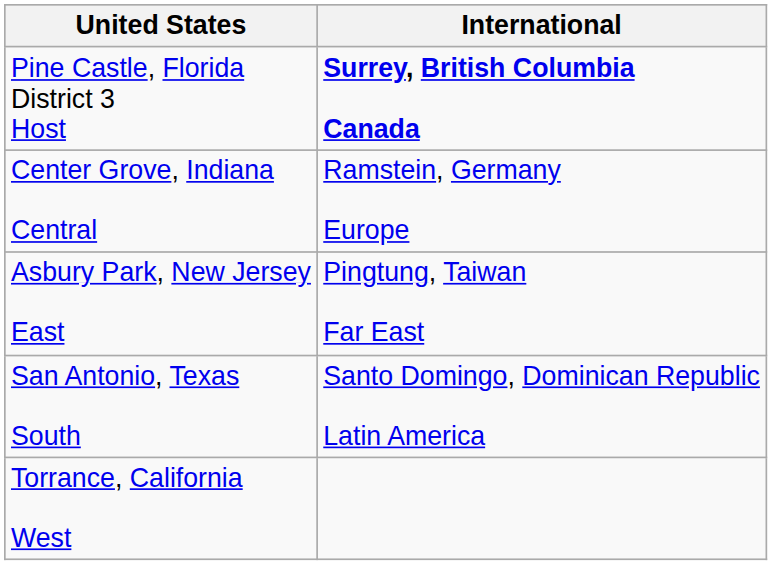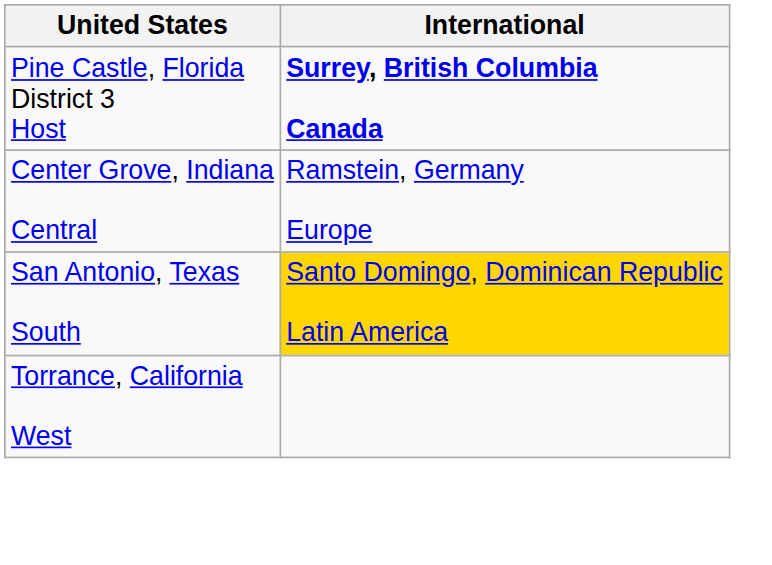- row: (161, 303)
(542, 405) no background -> (505, 303) gold background
